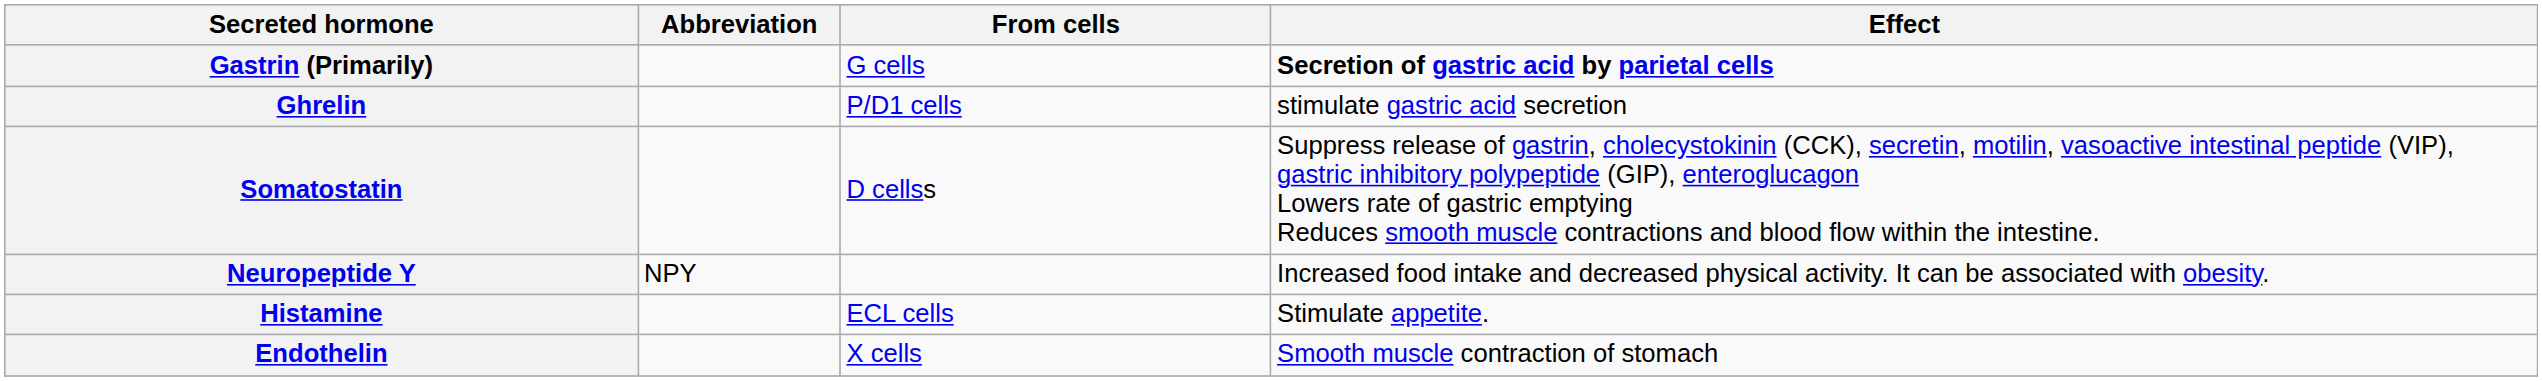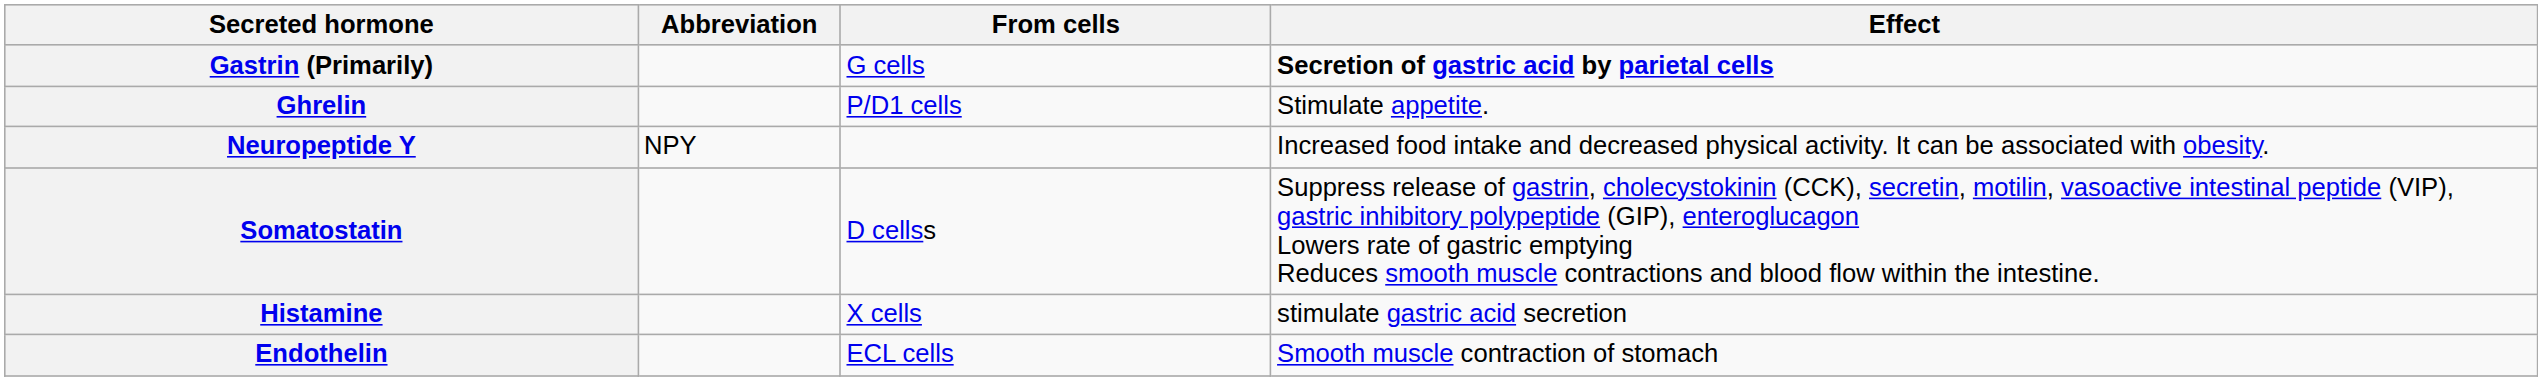(1452, 106) stimulate gastric acid secretion -> (1383, 106) Stimulate appetite.
rows swapped: (321, 273) <-> (321, 189)
(900, 314) ECL cells -> (884, 314) X cells
(1383, 314) Stimulate appetite. -> (1452, 314) stimulate gastric acid secretion
(884, 354) X cells -> (900, 354) ECL cells
